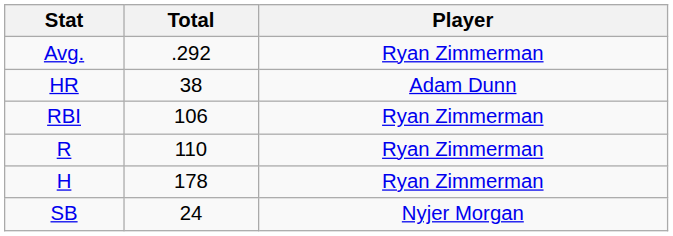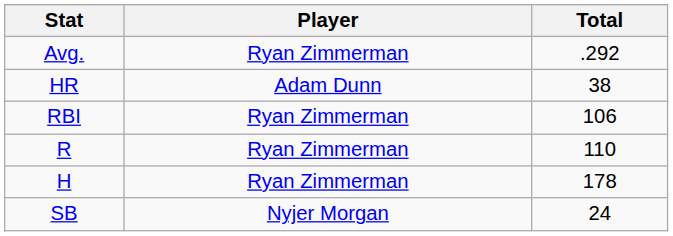columns swapped: (463, 20) <-> (191, 20)
